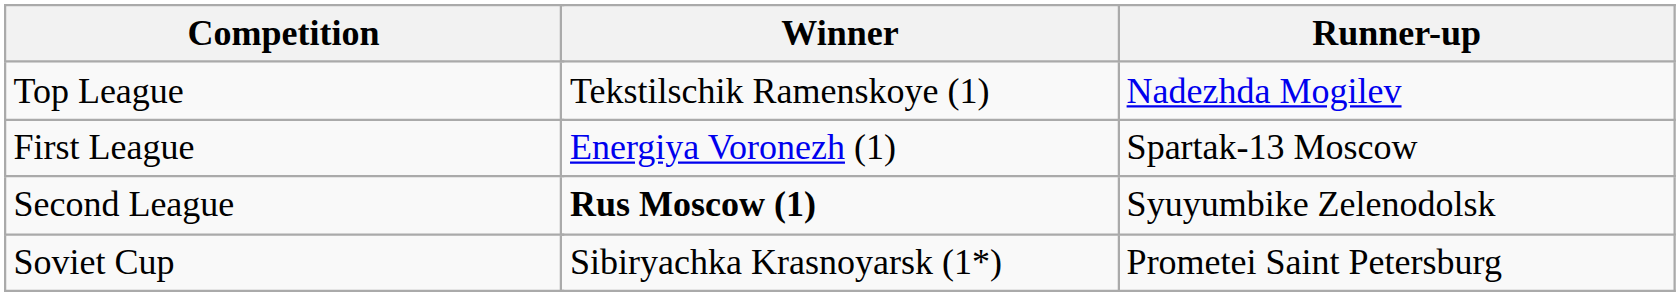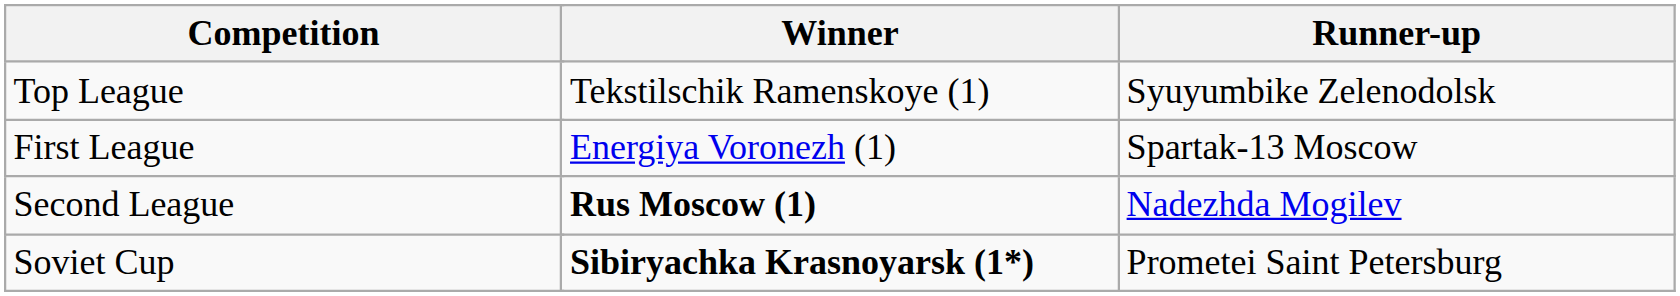(1264, 90) Nadezhda Mogilev -> (1311, 90) Syuyumbike Zelenodolsk
(1311, 204) Syuyumbike Zelenodolsk -> (1264, 204) Nadezhda Mogilev
(786, 261) normal -> (802, 261) bold
